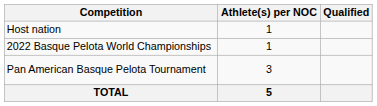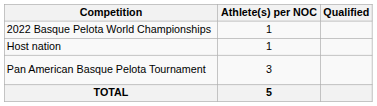rows swapped: (34, 30) <-> (109, 47)
